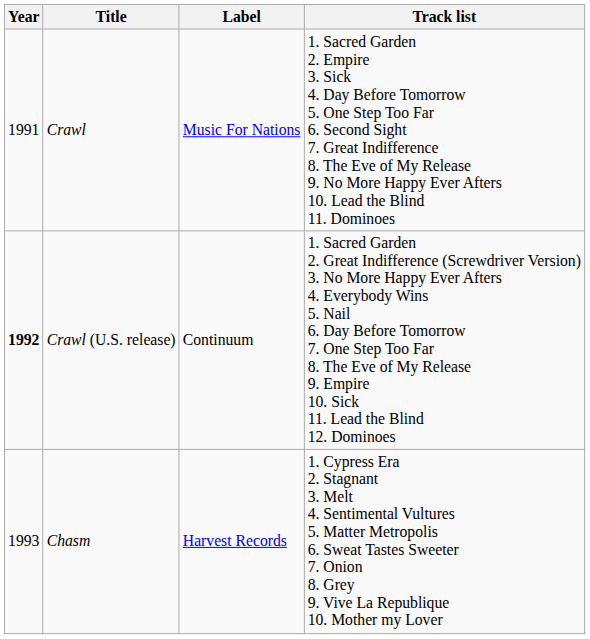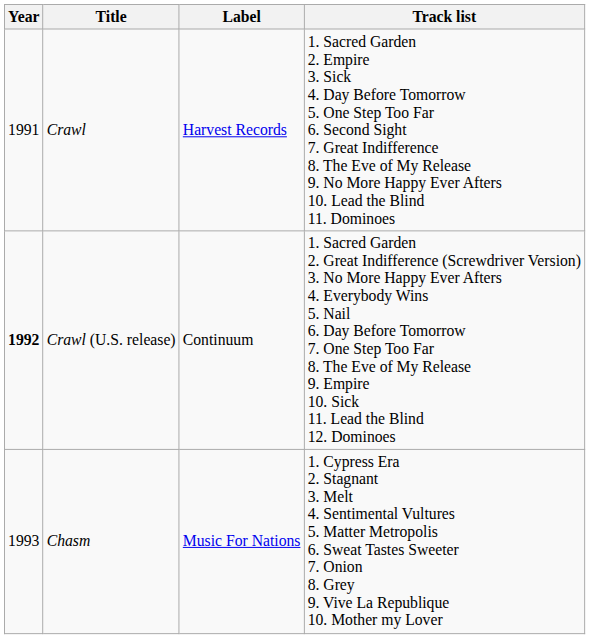(242, 130) Music For Nations -> (235, 130) Harvest Records
(235, 541) Harvest Records -> (242, 541) Music For Nations
